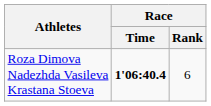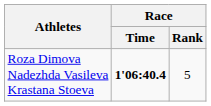(187, 75) 6 -> (187, 75) 5
